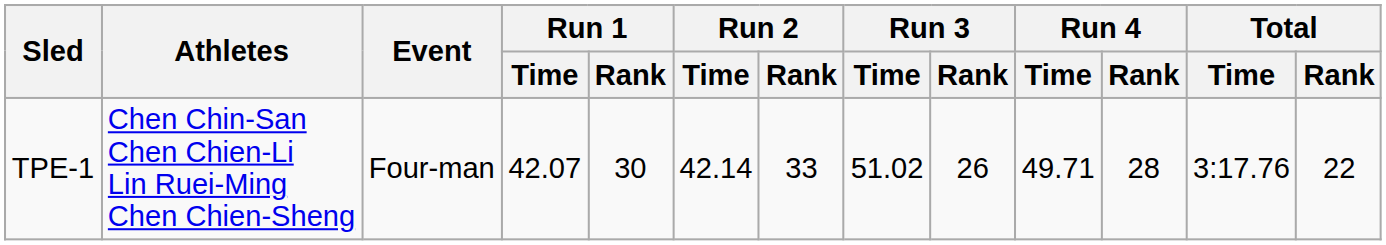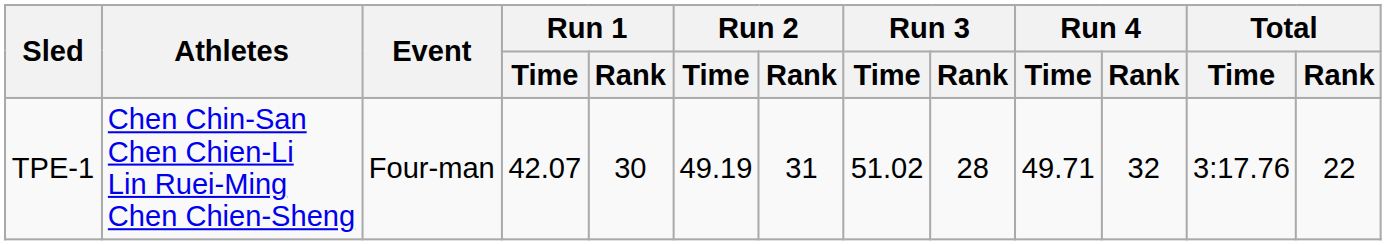(716, 169) 42.14 -> (716, 169) 49.19
(802, 169) 33 -> (802, 169) 31
(973, 169) 26 -> (973, 169) 28
(1144, 169) 28 -> (1144, 169) 32
